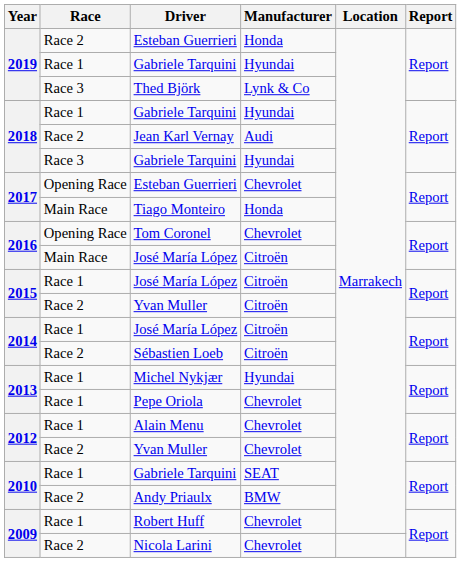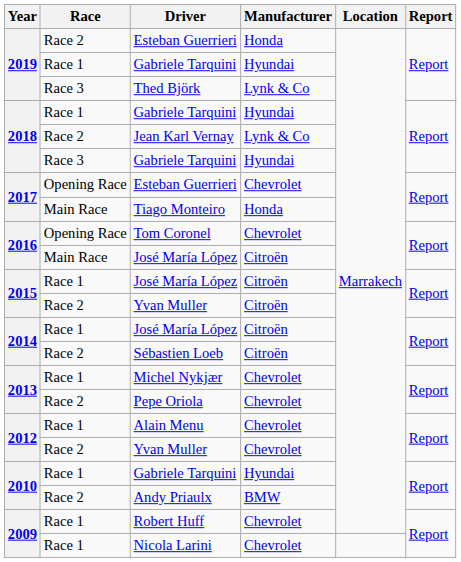(259, 137) Audi -> (277, 137) Lynk & Co
(269, 377) Hyundai -> (273, 377) Chevrolet
(64, 401) Race 1 -> (64, 401) Race 2
(261, 473) SEAT -> (269, 473) Hyundai
(64, 546) Race 2 -> (64, 546) Race 1
